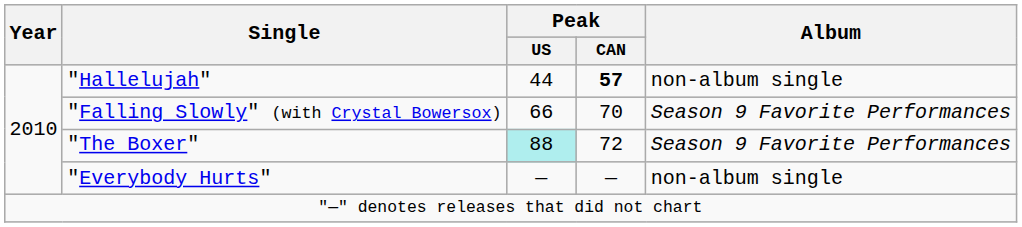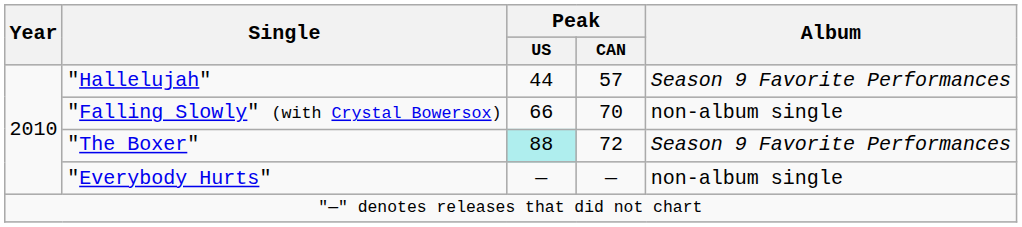(611, 80) bold -> (611, 80) normal
(747, 80) non-album single -> (831, 80) Season 9 Favorite Performances
(831, 113) Season 9 Favorite Performances -> (747, 113) non-album single
